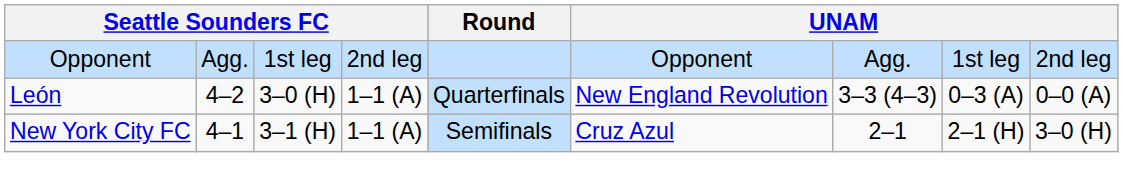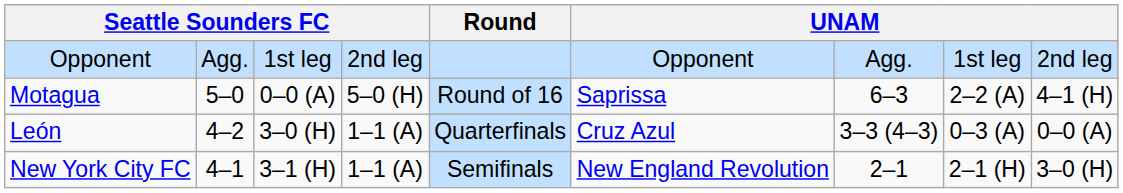+ row: (55, 95)
(702, 95) New England Revolution -> (626, 132) Cruz Azul
(625, 132) Cruz Azul -> (703, 168) New England Revolution
